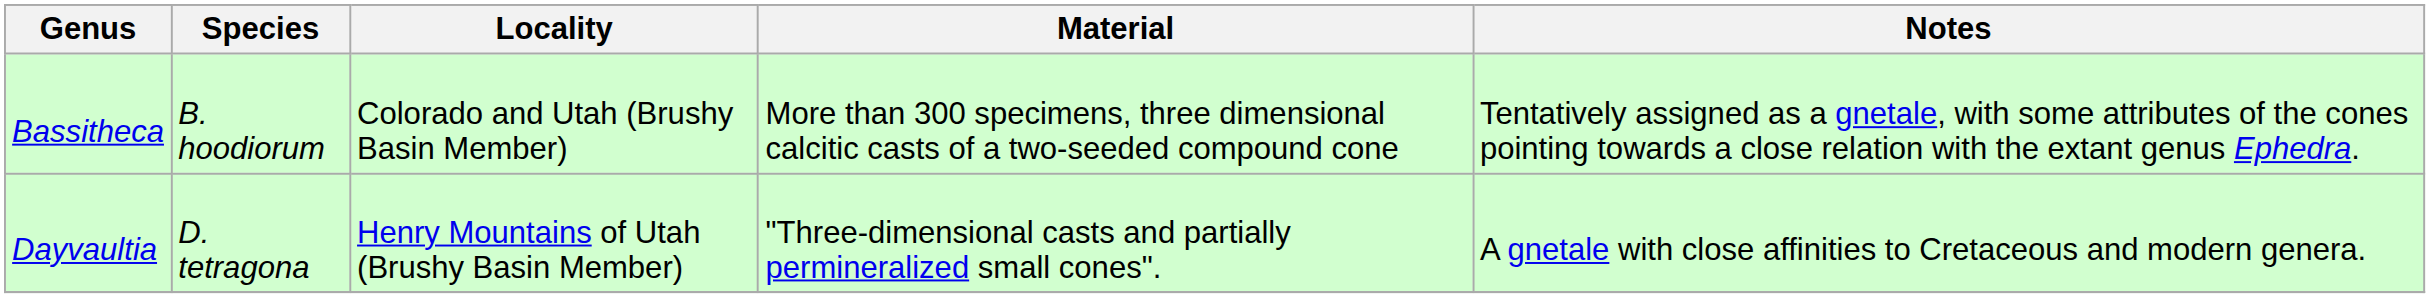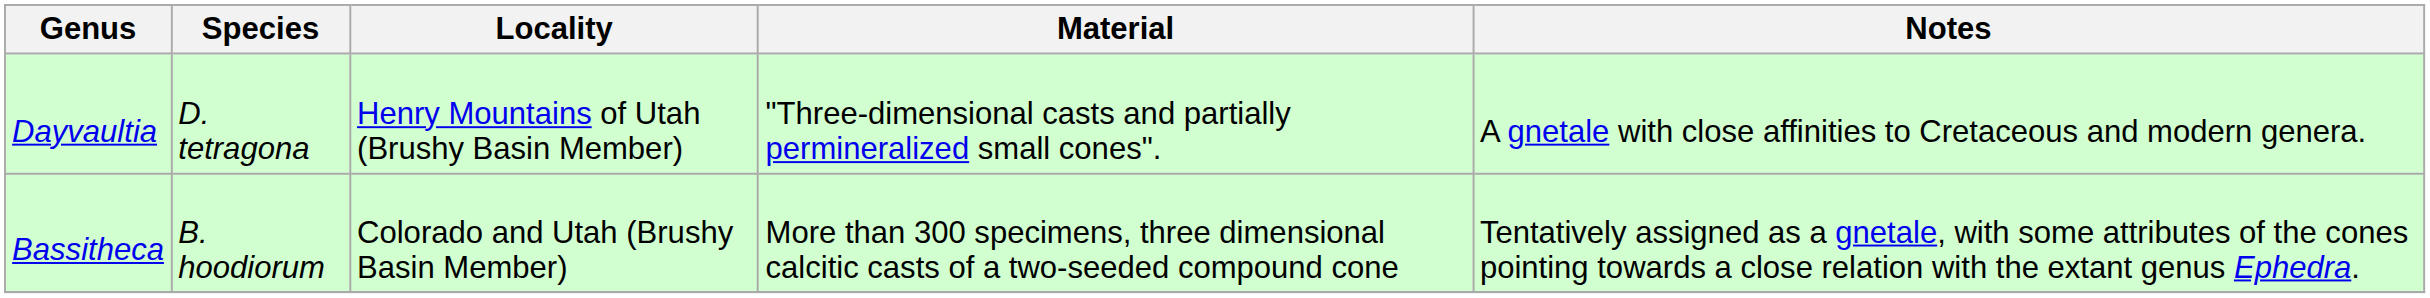rows swapped: (88, 130) <-> (85, 249)
